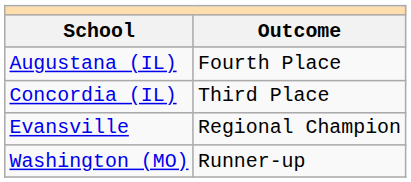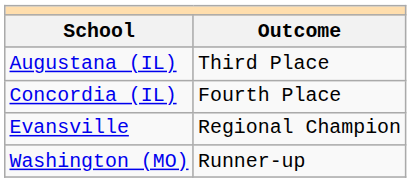(270, 64) Fourth Place -> (264, 64) Third Place
(264, 96) Third Place -> (270, 96) Fourth Place
